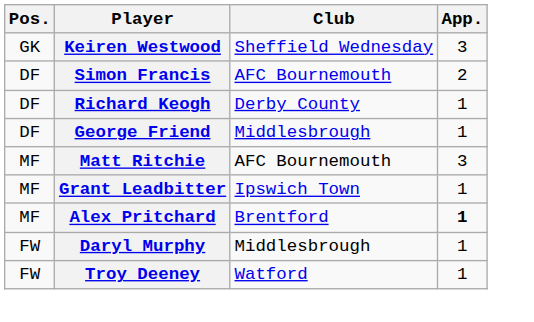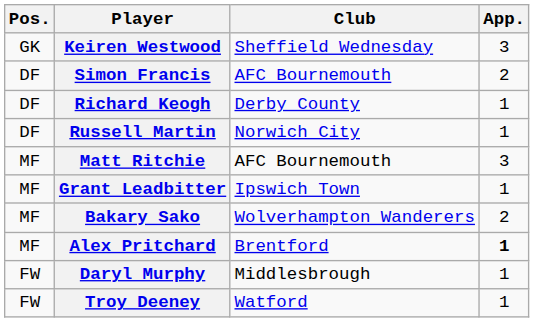+ row: (143, 132)
- row: (143, 132)
+ row: (143, 218)
